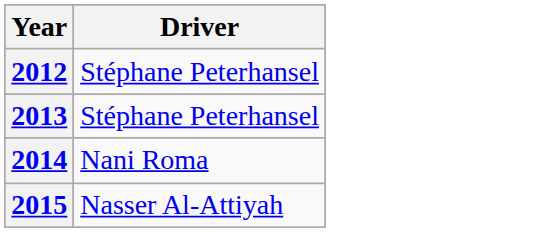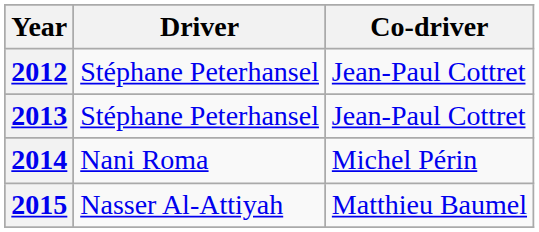+ column: (429, 26)
